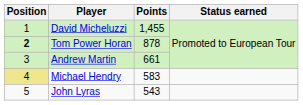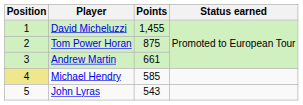(27, 44) bold -> (27, 44) normal
(152, 44) 878 -> (152, 44) 875
(152, 76) 583 -> (152, 76) 585
